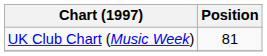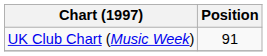(230, 39) 81 -> (230, 39) 91
